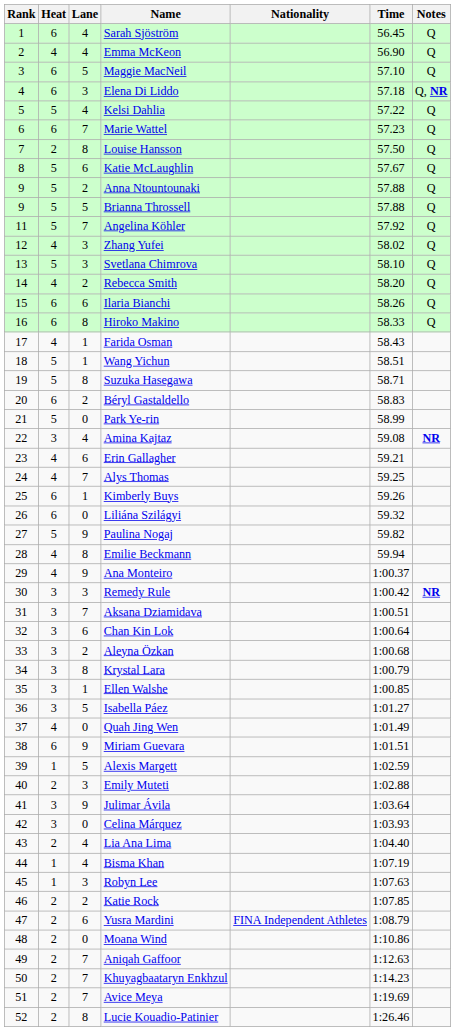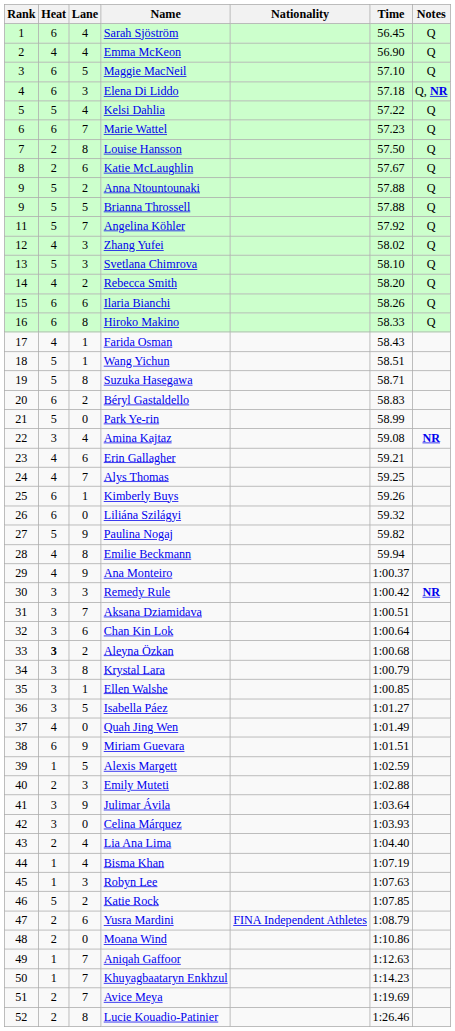(54, 168) 5 -> (54, 168) 2
(54, 650) normal -> (54, 650) bold
(54, 901) 2 -> (54, 901) 5
(54, 959) 2 -> (54, 959) 1
(54, 978) 2 -> (54, 978) 1
